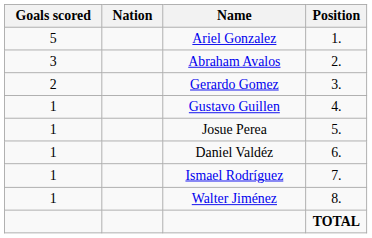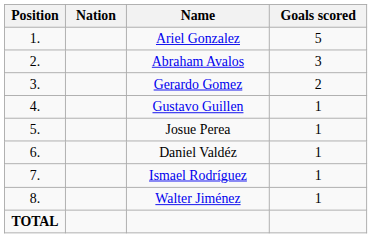columns swapped: (336, 16) <-> (53, 16)
